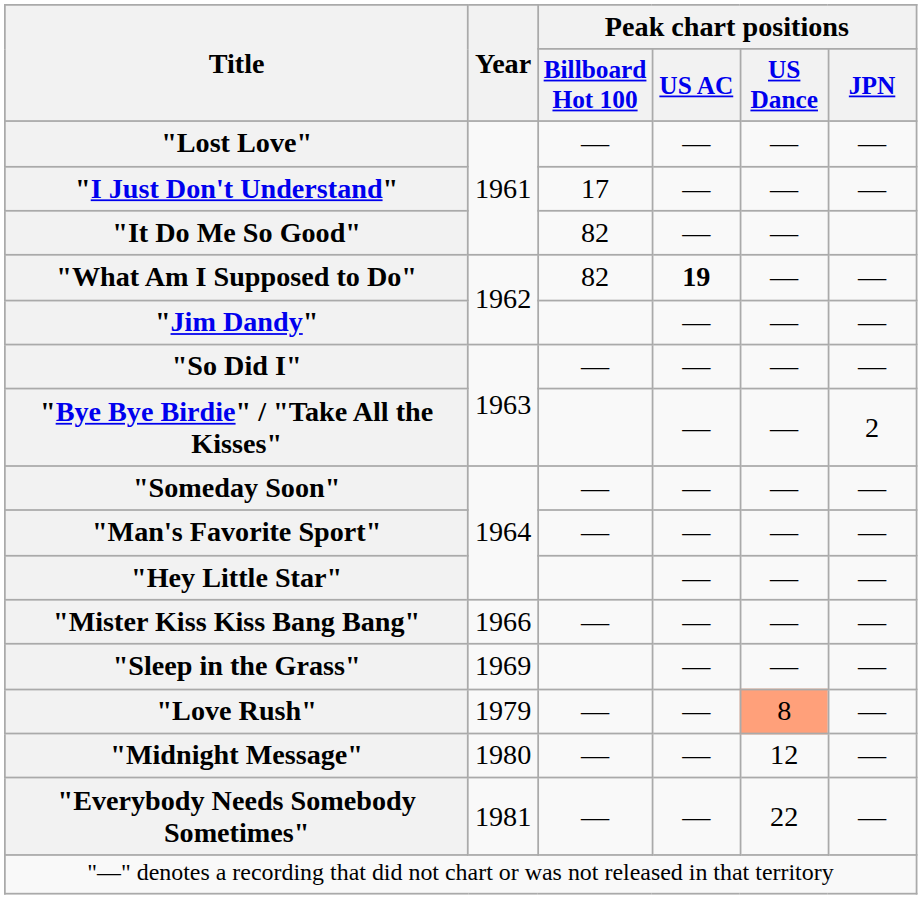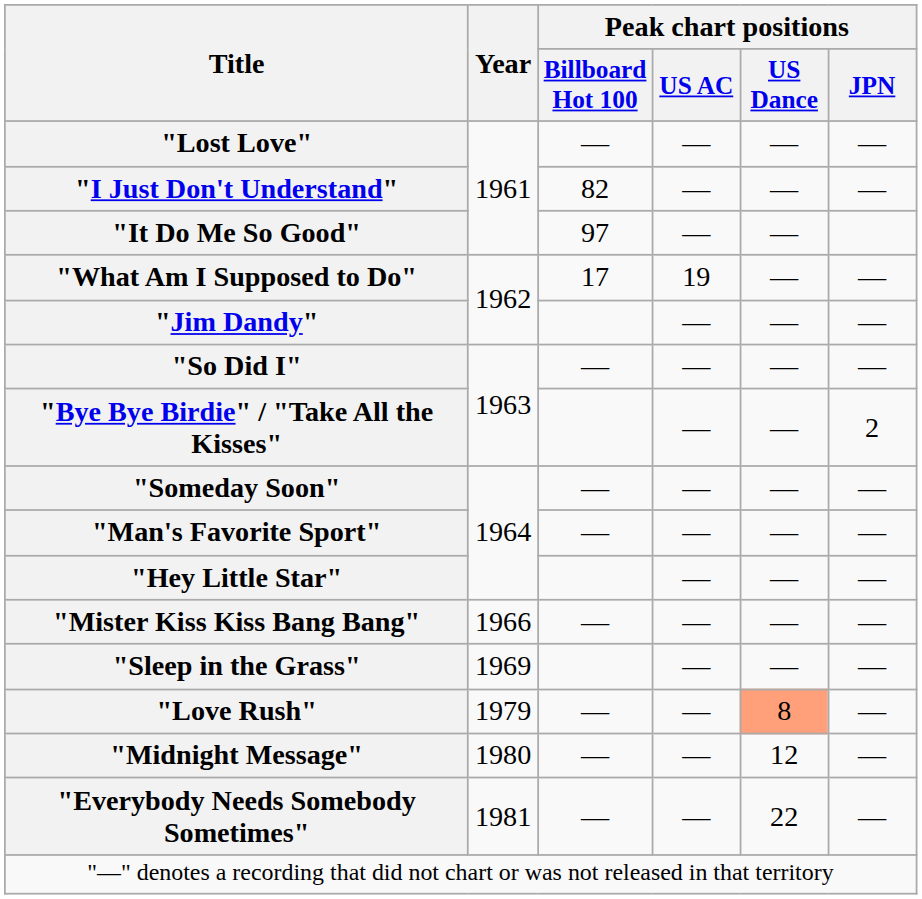(595, 187) 17 -> (595, 187) 82
(595, 232) 82 -> (595, 232) 97
(595, 277) 82 -> (595, 277) 17
(696, 277) bold -> (696, 277) normal
